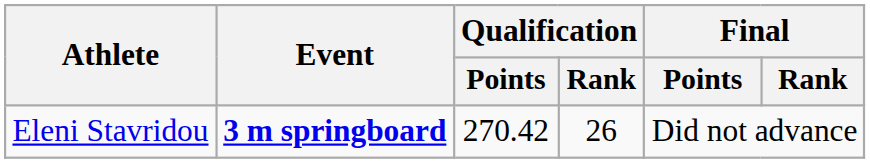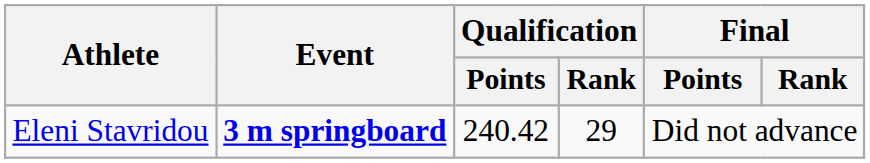(506, 131) 270.42 -> (506, 131) 240.42
(601, 131) 26 -> (601, 131) 29
